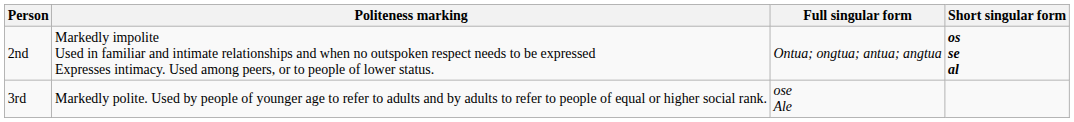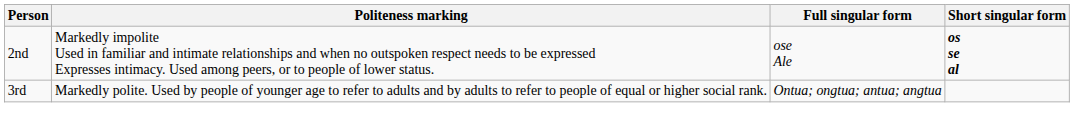(858, 53) Ontua; ongtua; antua; angtua -> (783, 53) ose Ale
(783, 98) ose Ale -> (858, 91) Ontua; ongtua; antua; angtua
